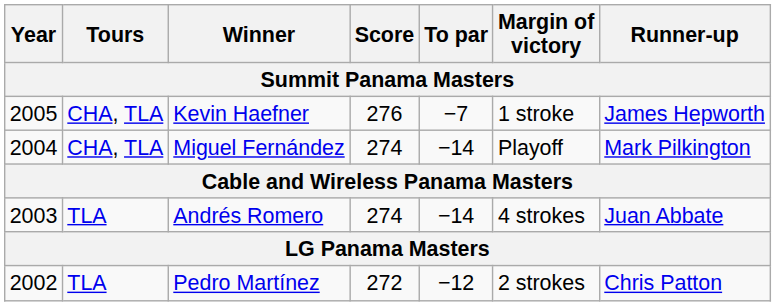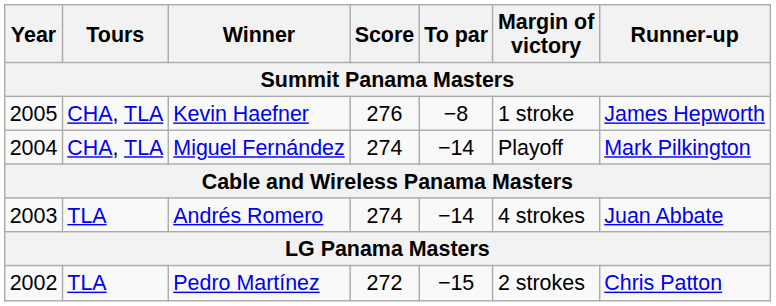(456, 114) −7 -> (456, 114) −8
(456, 283) −12 -> (456, 283) −15
